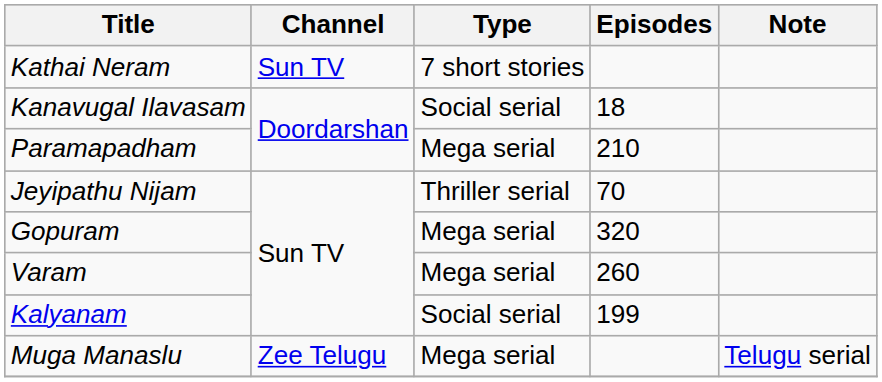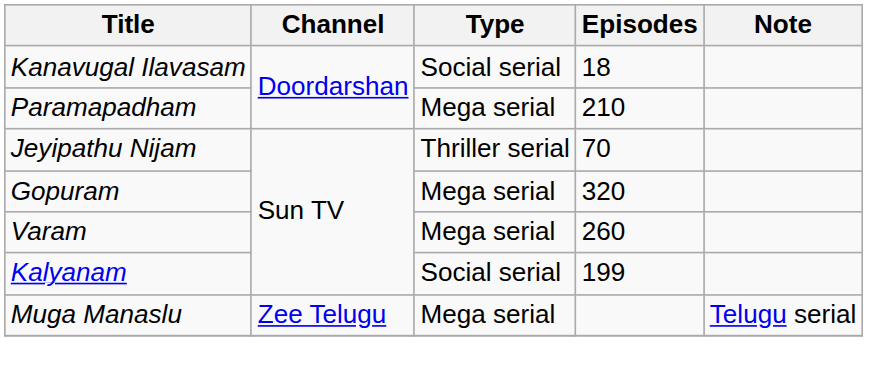- row: (91, 66)
